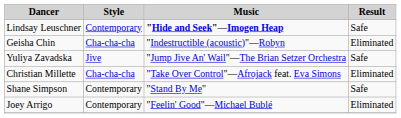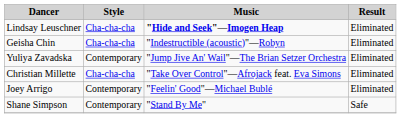(114, 27) Contemporary -> (110, 27) Cha-cha-cha
(359, 27) Safe -> (372, 27) Eliminated
(93, 58) Jive -> (114, 58) Contemporary
(359, 58) Safe -> (372, 58) Eliminated
rows swapped: (29, 105) <-> (37, 89)
